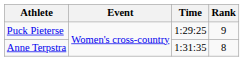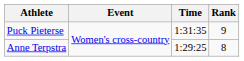(190, 30) 1:29:25 -> (190, 30) 1:31:35
(190, 48) 1:31:35 -> (190, 48) 1:29:25
